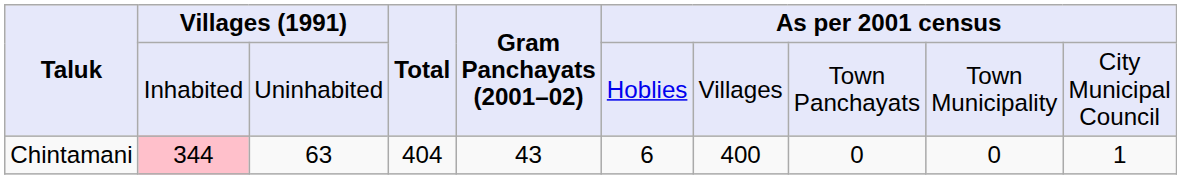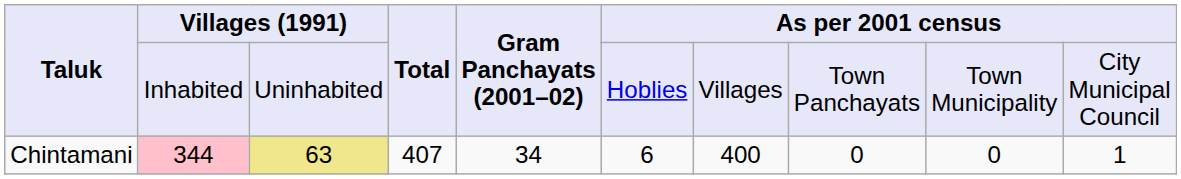(319, 154) no background -> (319, 154) khaki background
(422, 154) 404 -> (422, 154) 407
(529, 154) 43 -> (529, 154) 34
